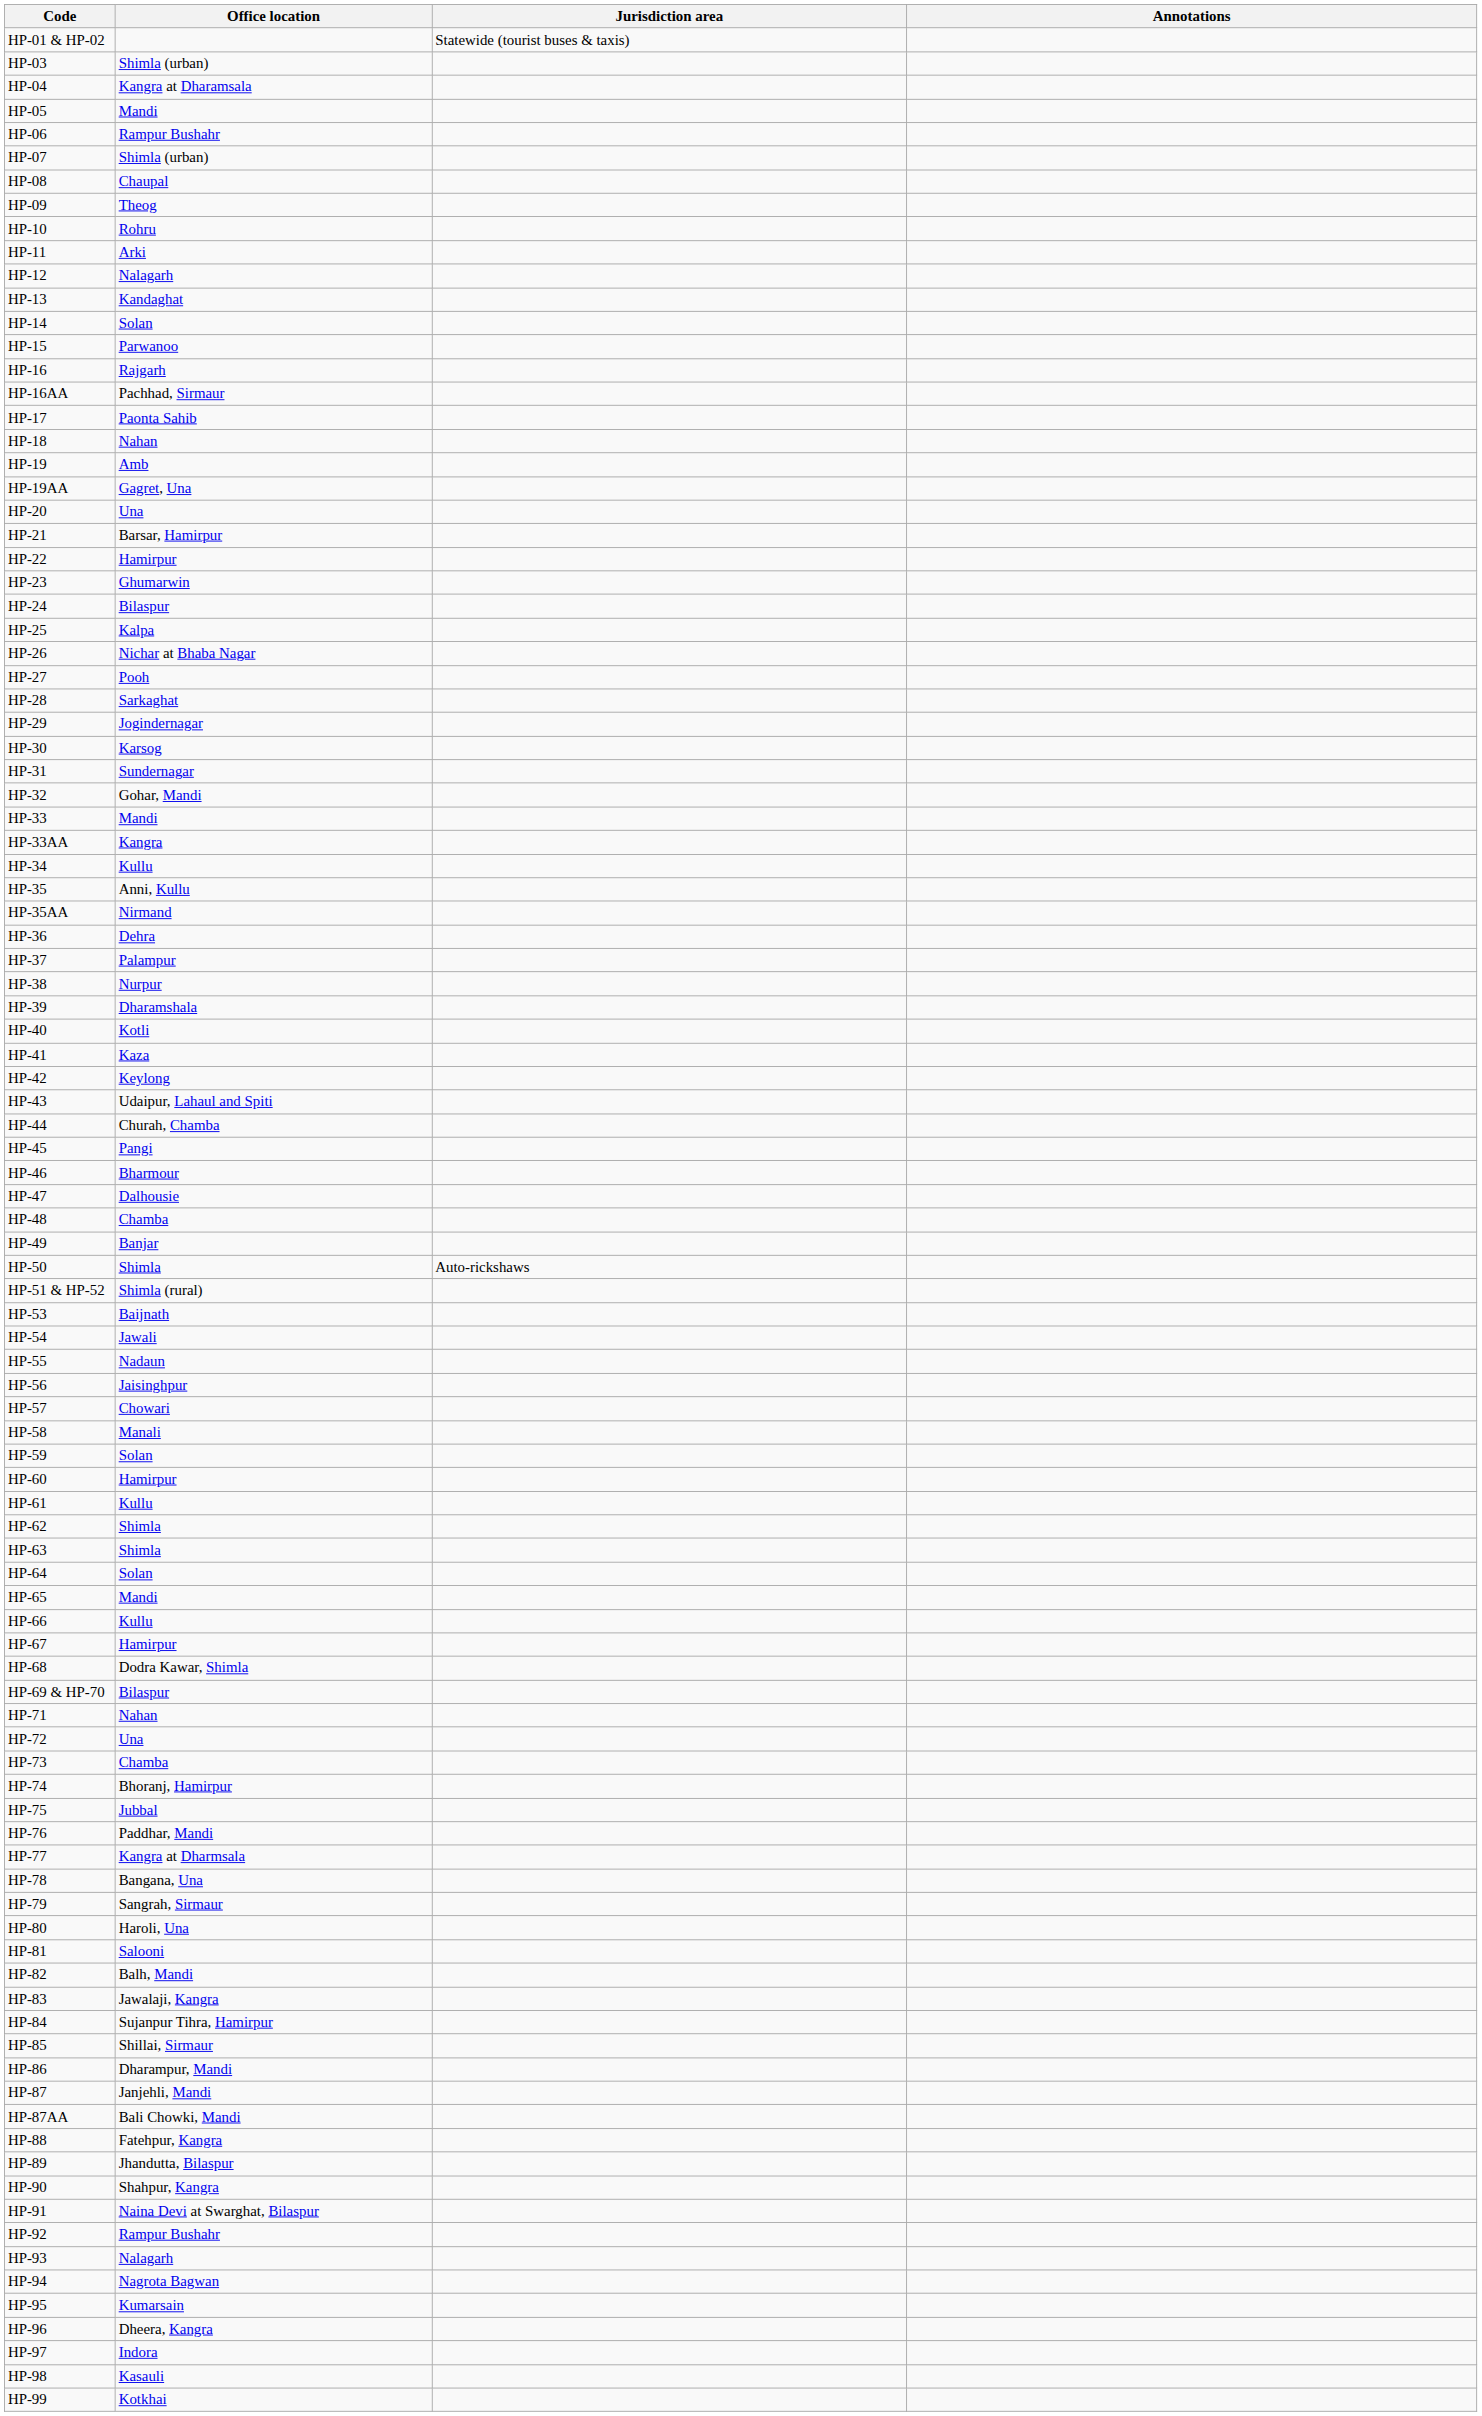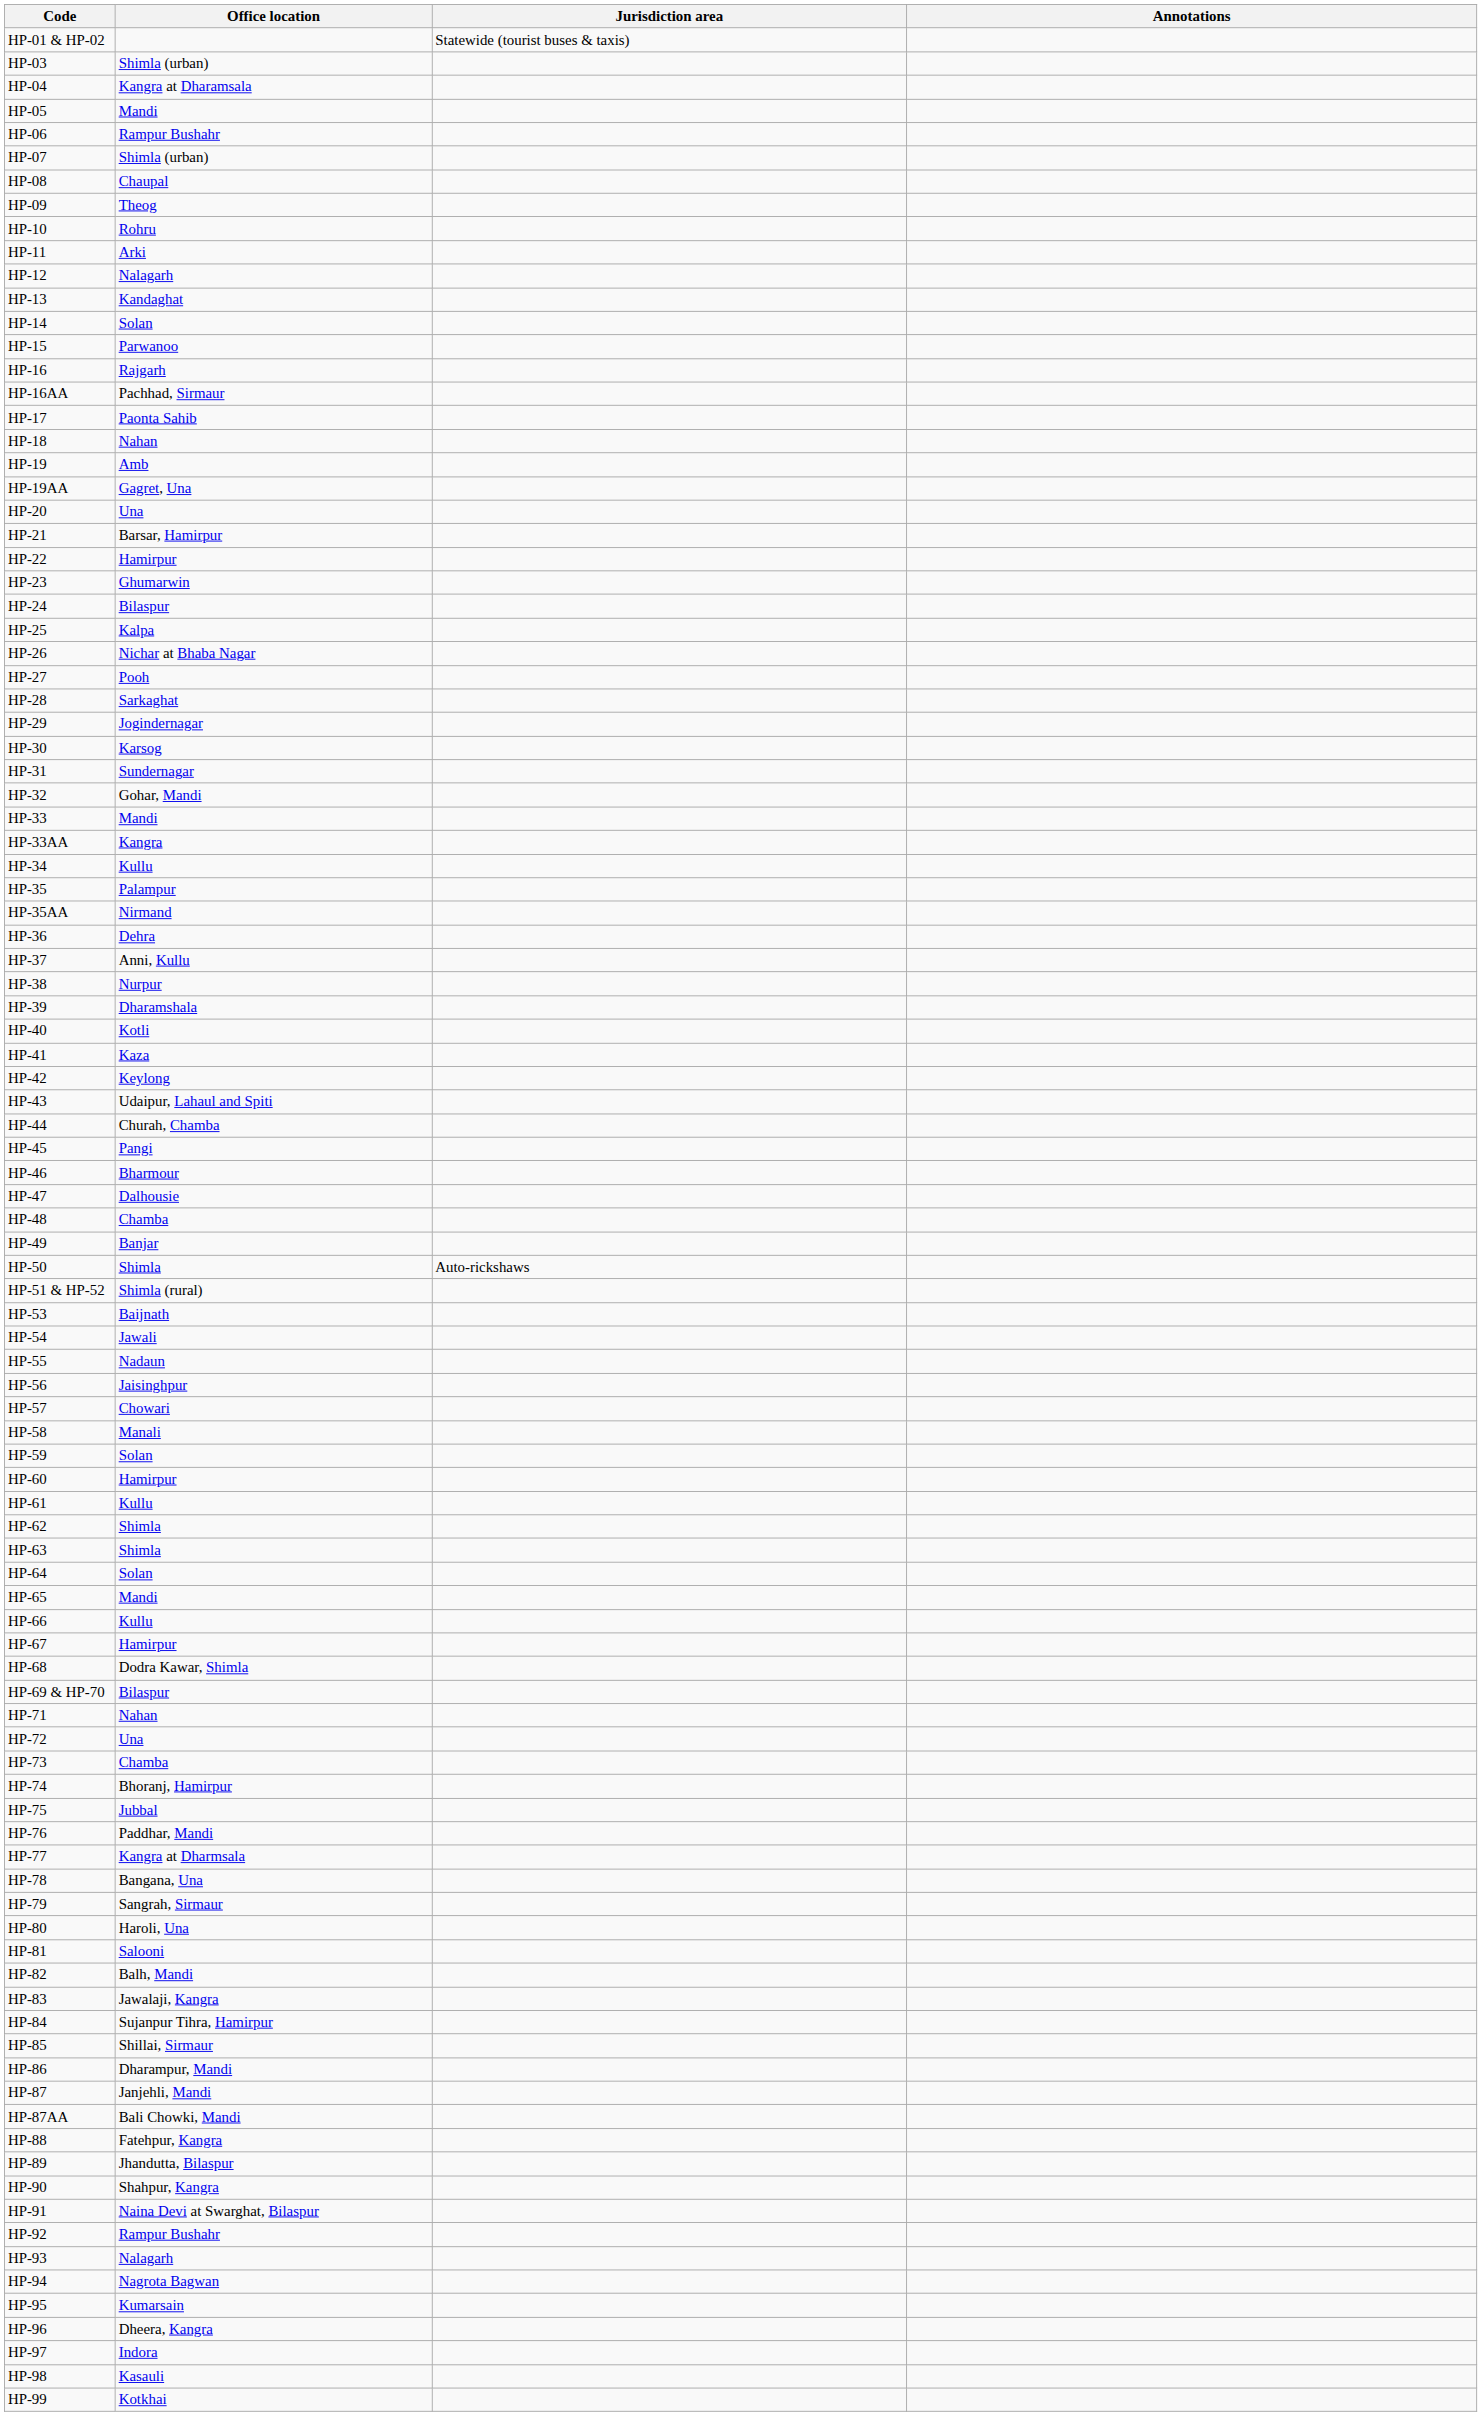(154, 889) Anni, Kullu -> (147, 889) Palampur
(147, 960) Palampur -> (154, 960) Anni, Kullu
